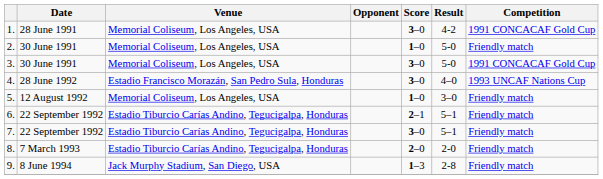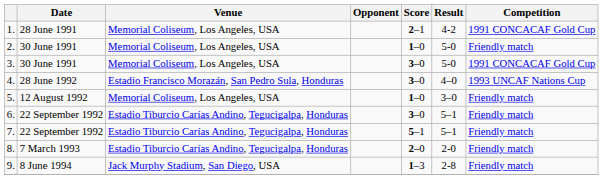(416, 30) 3–0 -> (416, 30) 2–1
(416, 115) 2–1 -> (416, 115) 3–0
(416, 132) 3–0 -> (416, 132) 5–1
